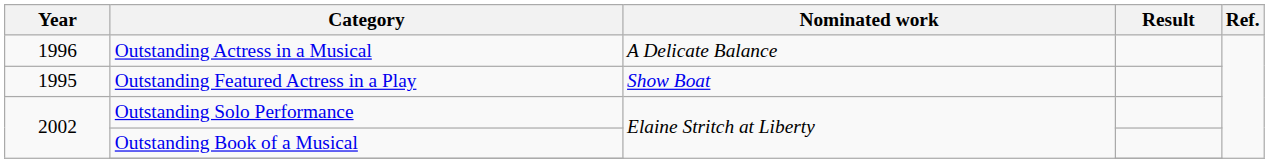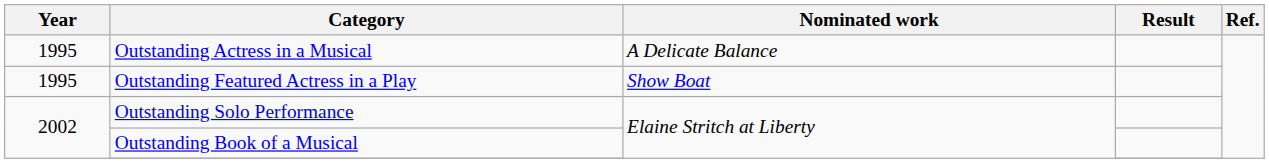(57, 50) 1996 -> (57, 50) 1995
